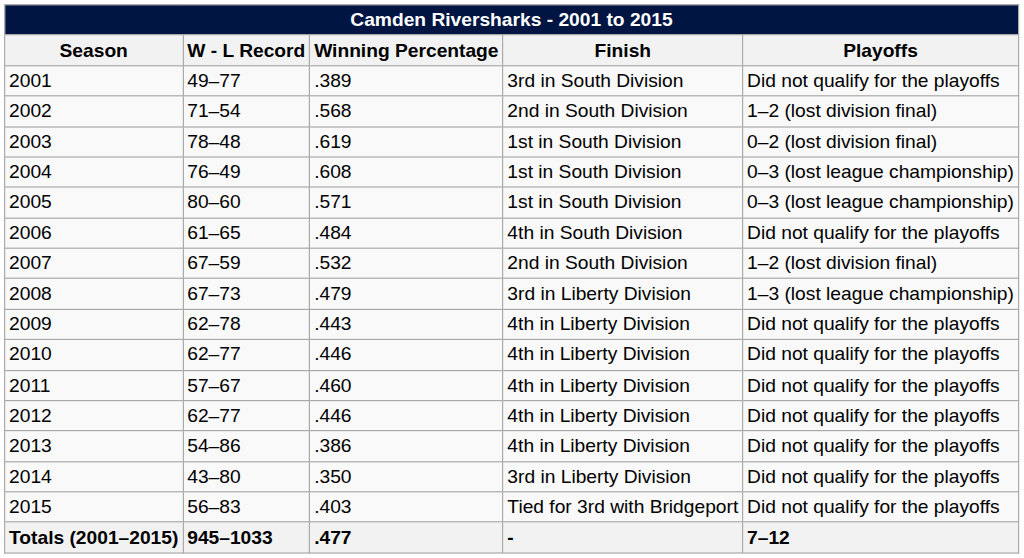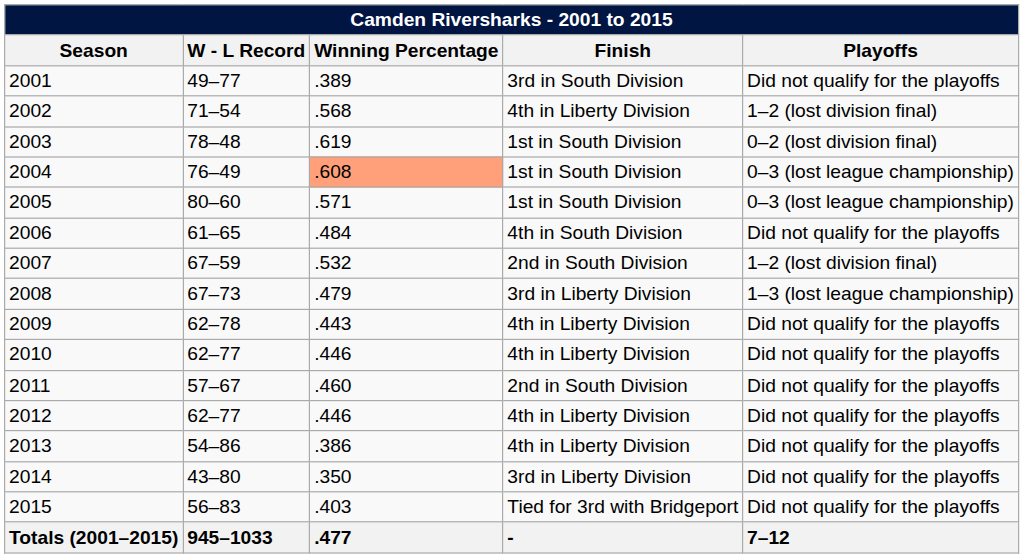(598, 111) 2nd in South Division -> (599, 111) 4th in Liberty Division
(333, 171) no background -> (333, 171) lightsalmon background
(599, 385) 4th in Liberty Division -> (598, 385) 2nd in South Division
